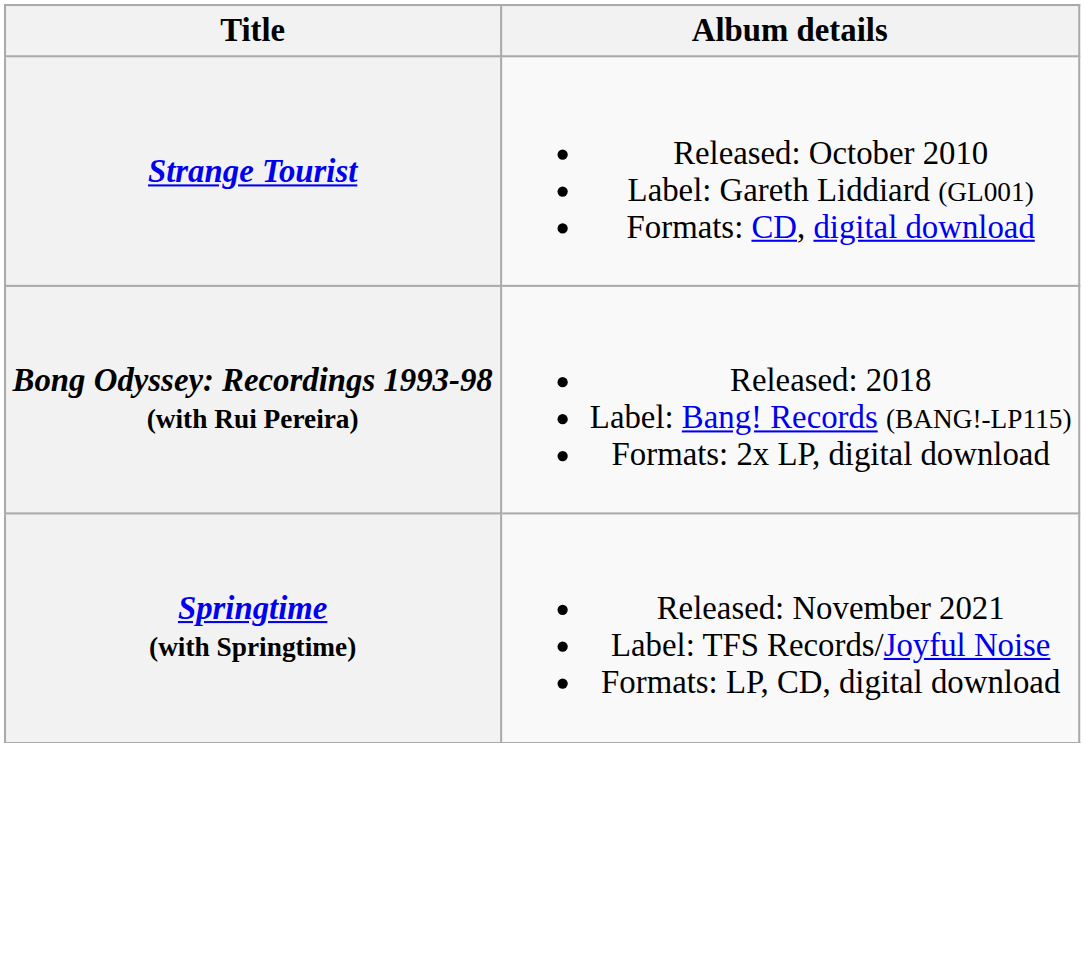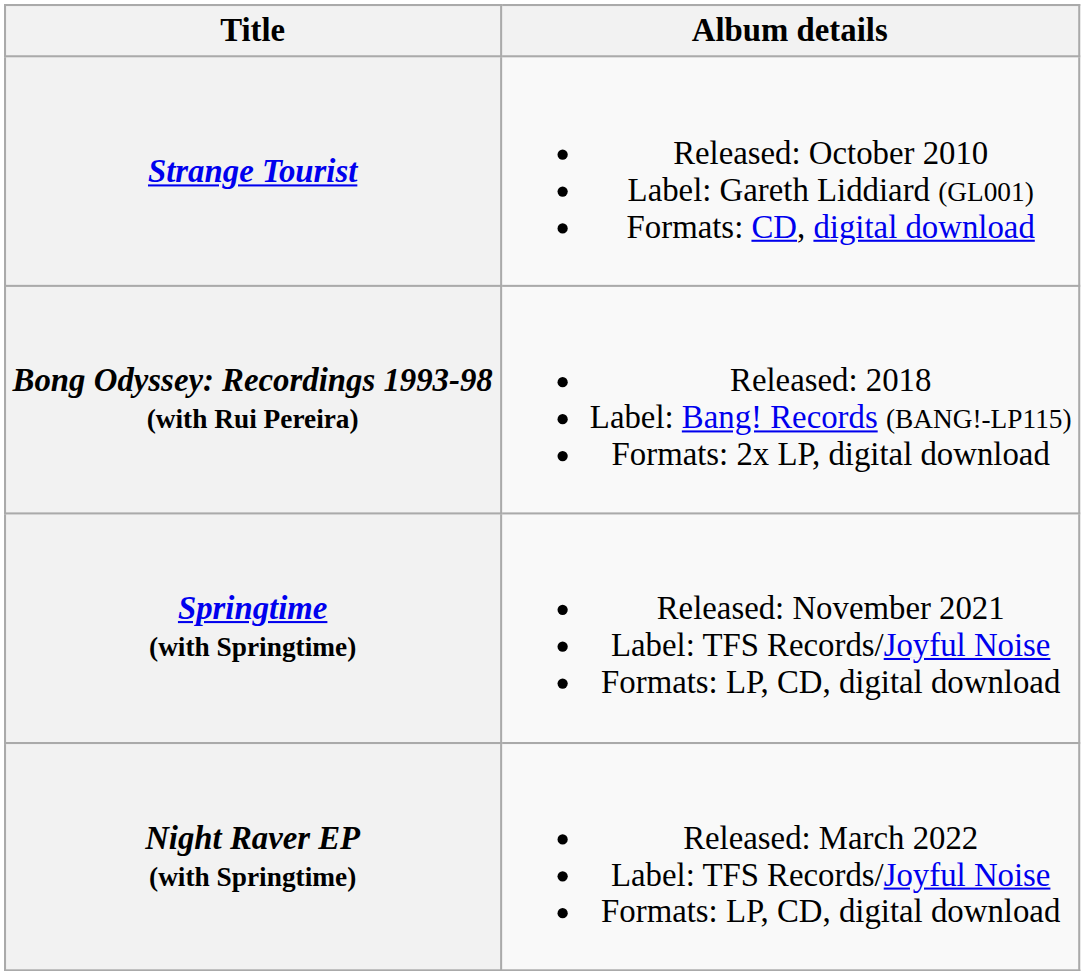+ row: (253, 855)
